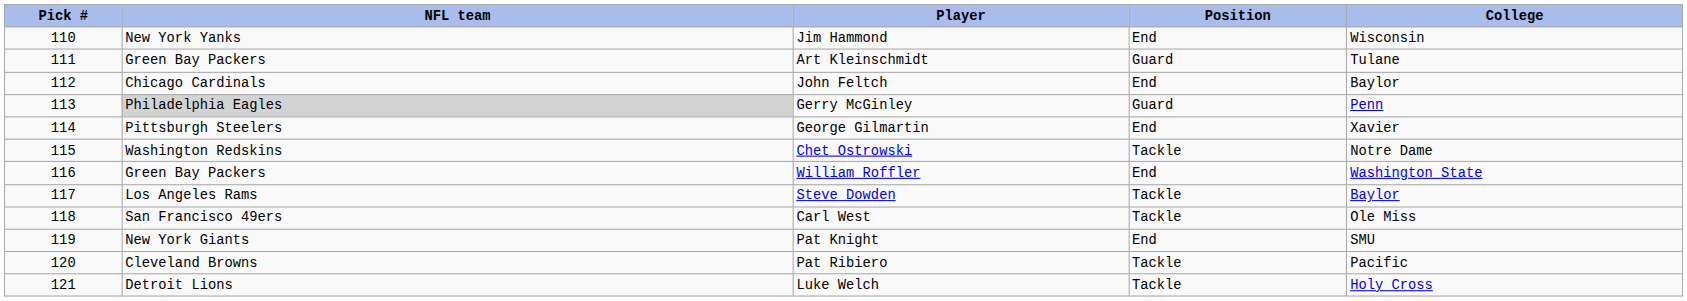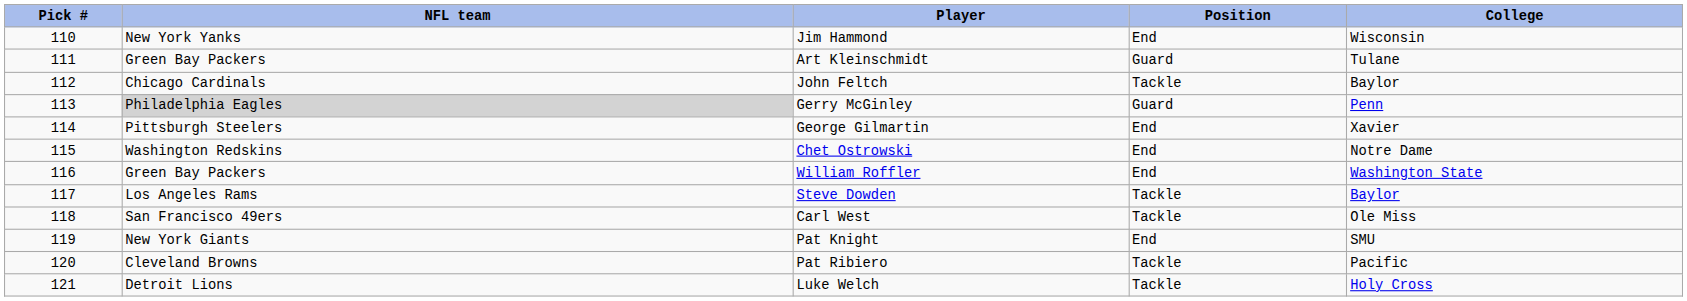(1144, 83) End -> (1157, 83) Tackle
(1157, 151) Tackle -> (1144, 151) End
